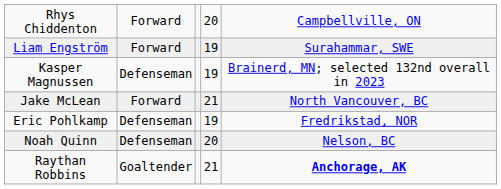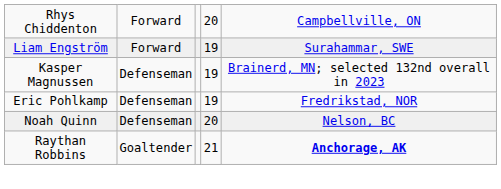- row: (61, 101)
